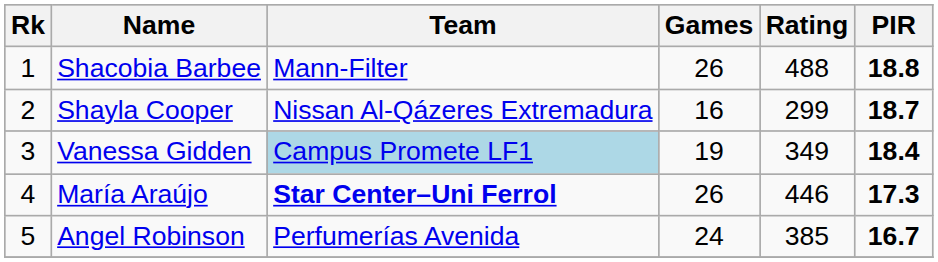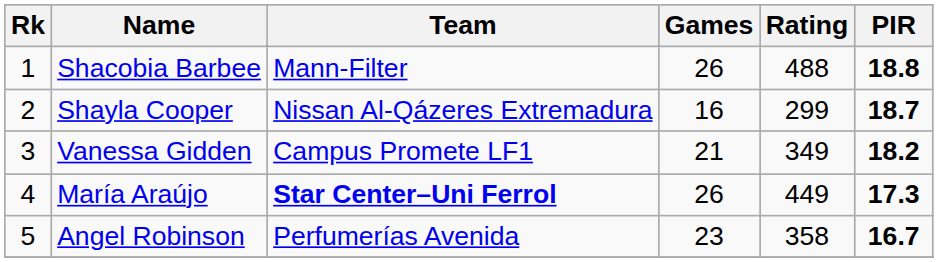(403, 151) lightblue background -> (403, 151) no background
(709, 151) 19 -> (709, 151) 21
(894, 151) 18.4 -> (894, 151) 18.2
(807, 194) 446 -> (807, 194) 449
(709, 236) 24 -> (709, 236) 23
(807, 236) 385 -> (807, 236) 358
